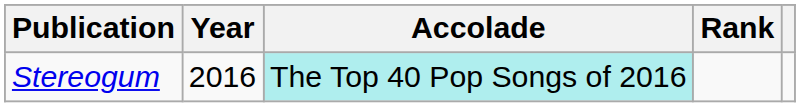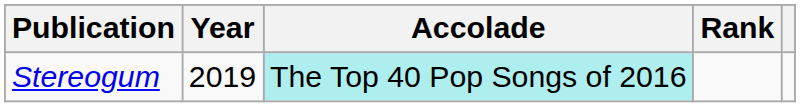(222, 76) 2016 -> (222, 76) 2019
